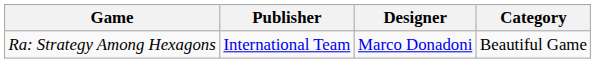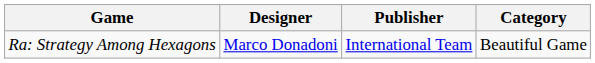columns swapped: (415, 17) <-> (287, 17)
